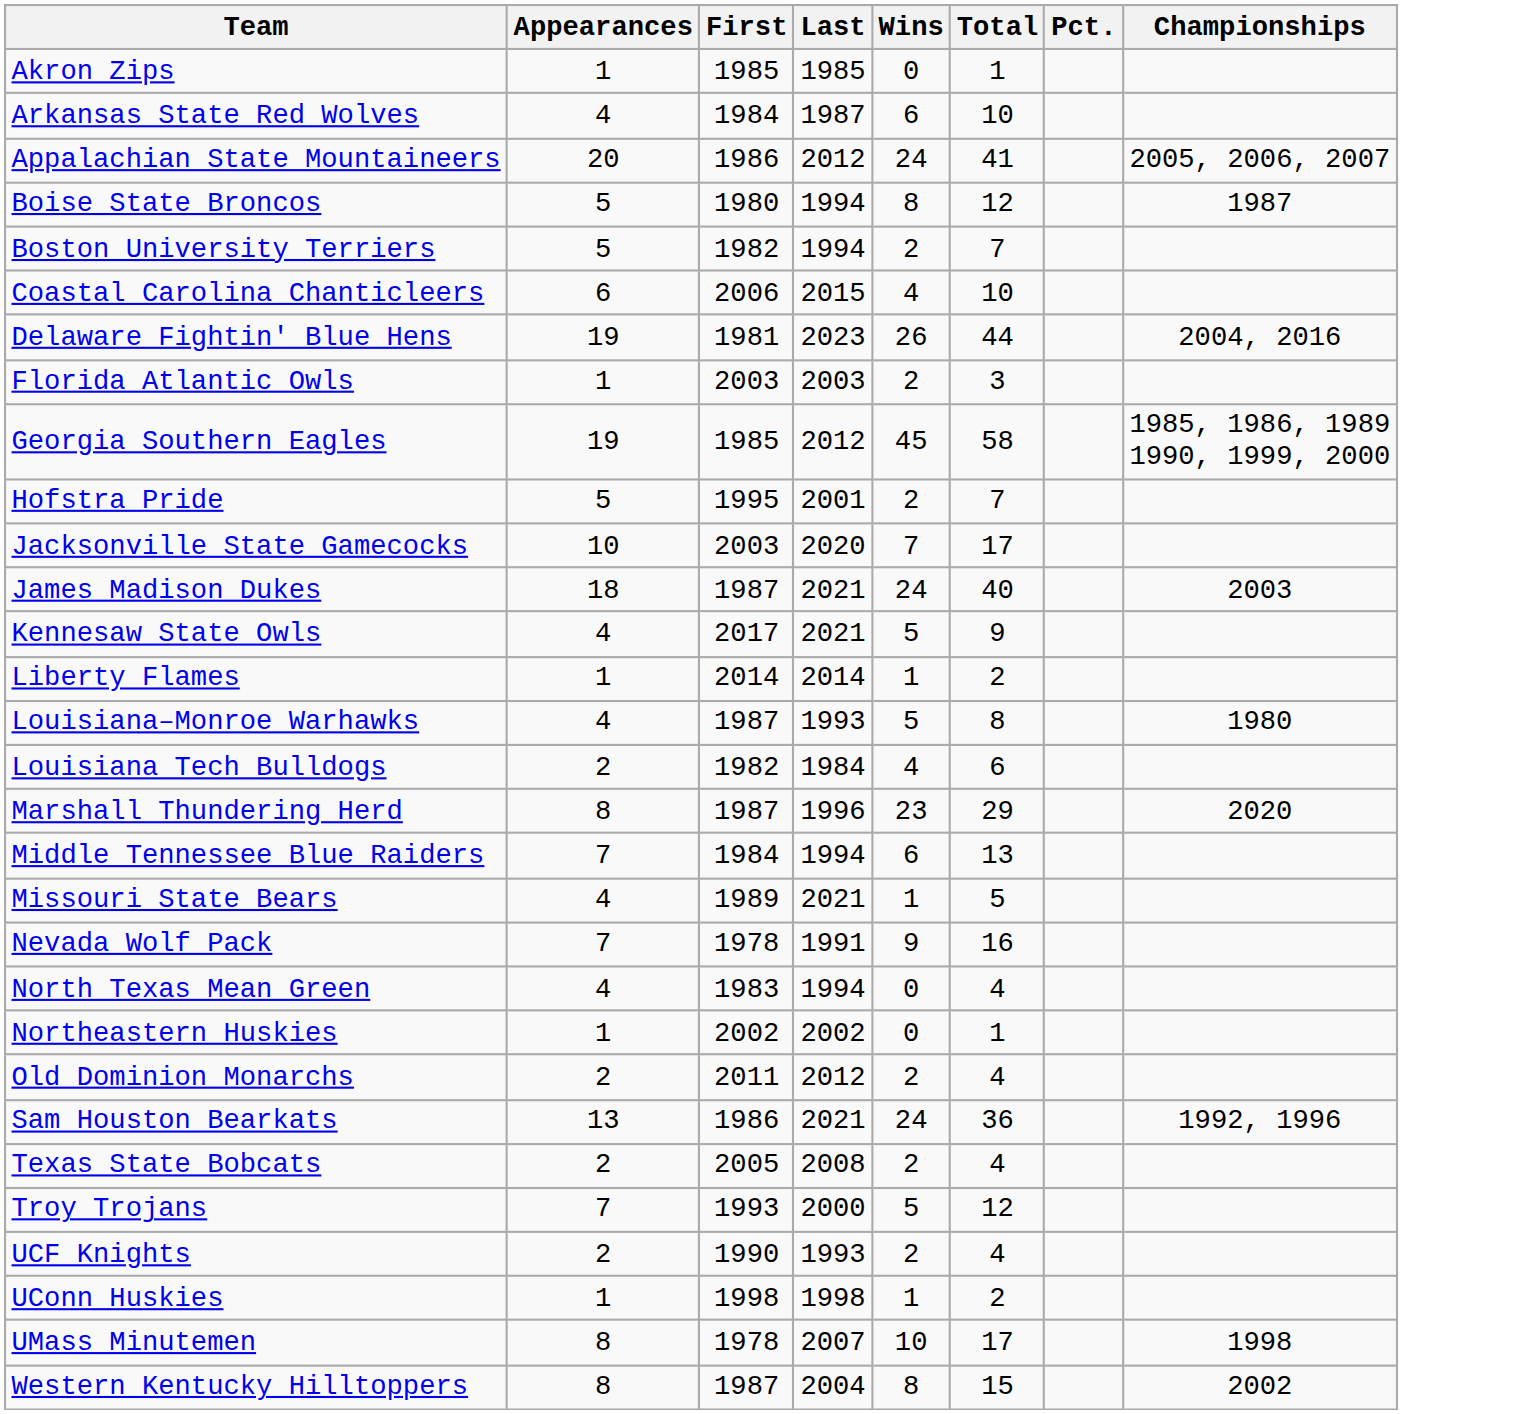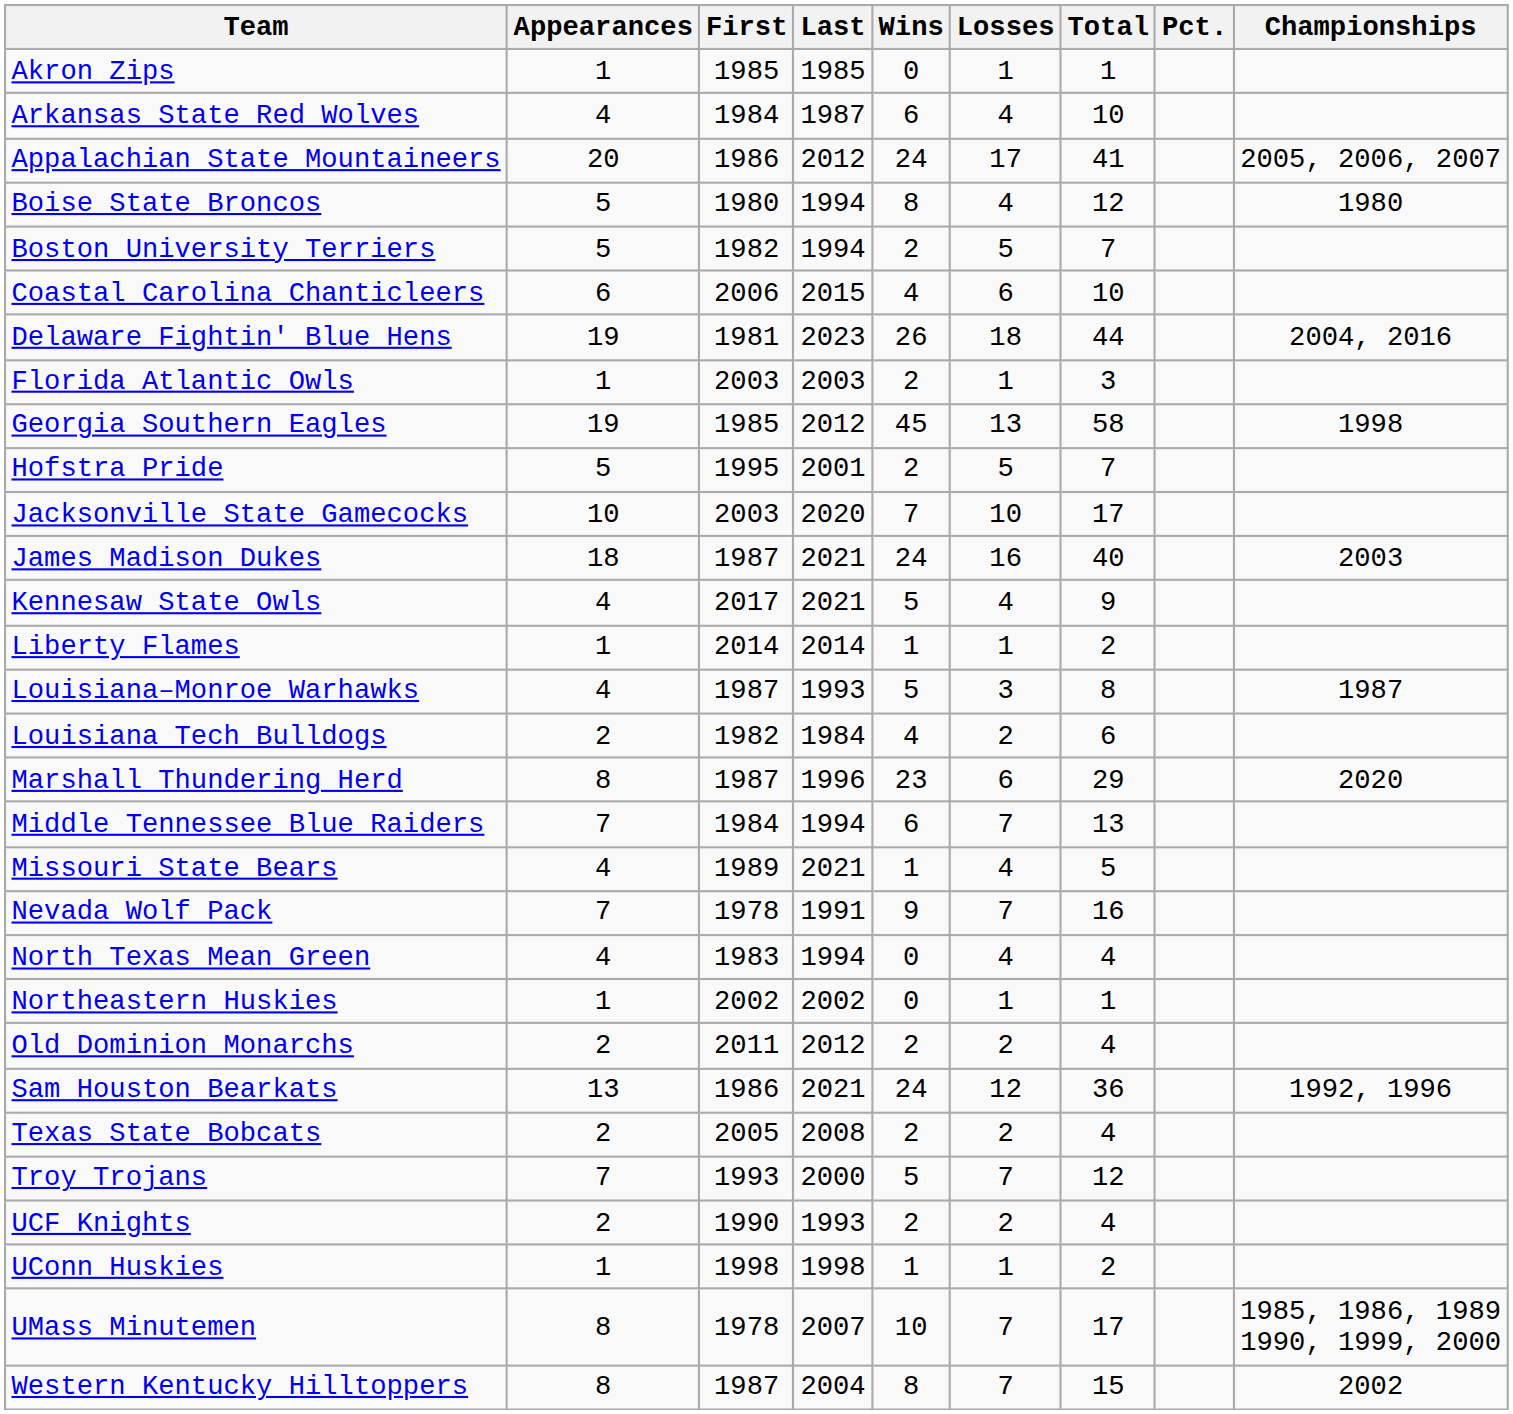+ column: (1006, 27)
(1260, 204) 1987 -> (1371, 204) 1980
(1260, 441) 1985, 1986, 1989 1990, 1999, 2000 -> (1371, 426) 1998
(1260, 723) 1980 -> (1371, 691) 1987
(1260, 1343) 1998 -> (1371, 1327) 1985, 1986, 1989 1990, 1999, 2000
